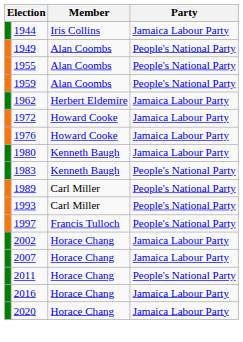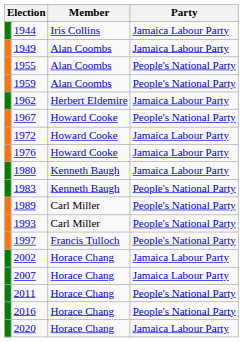(184, 48) People's National Party -> (181, 48) Jamaica Labour Party
+ row: (25, 118)
(181, 293) Jamaica Labour Party -> (184, 310) People's National Party
